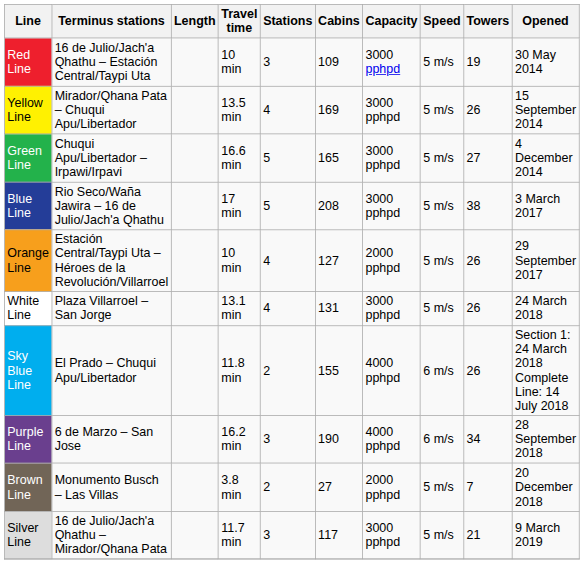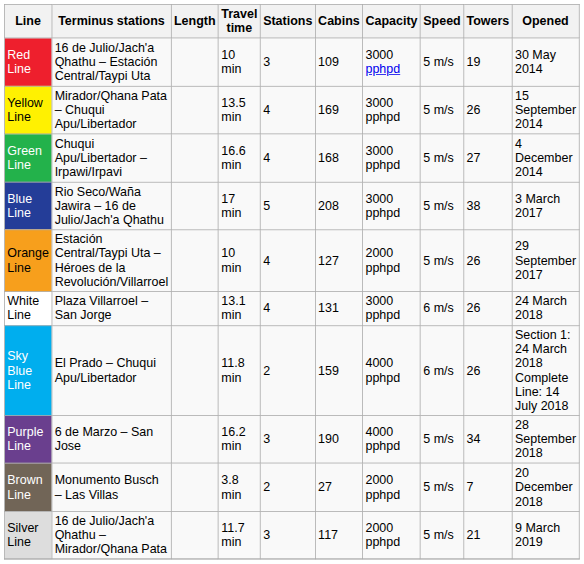(267, 158) 5 -> (267, 158) 4
(329, 158) 165 -> (329, 158) 168
(439, 308) 5 m/s -> (439, 308) 6 m/s
(329, 370) 155 -> (329, 370) 159
(439, 439) 6 m/s -> (439, 439) 5 m/s
(383, 535) 3000 pphpd -> (383, 535) 2000 pphpd
